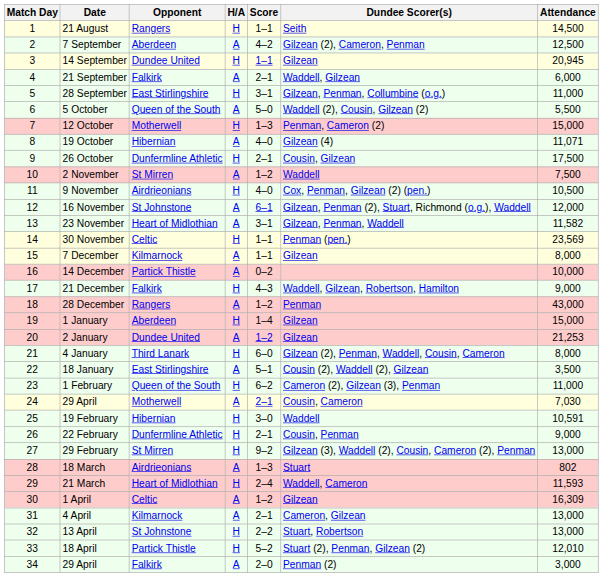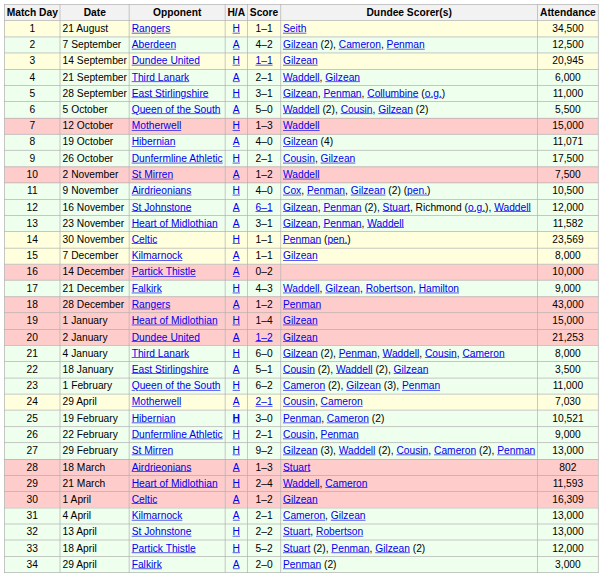(568, 28) 14,500 -> (568, 28) 34,500
(147, 77) Falkirk -> (160, 77) Third Lanark
(334, 126) Penman, Cameron (2) -> (301, 126) Waddell
(154, 321) Aberdeen -> (175, 321) Heart of Midlothian
(236, 418) normal -> (236, 418) bold
(301, 418) Waddell -> (334, 418) Penman, Cameron (2)
(568, 418) 10,591 -> (568, 418) 10,521
(568, 548) 12,010 -> (568, 548) 12,000
